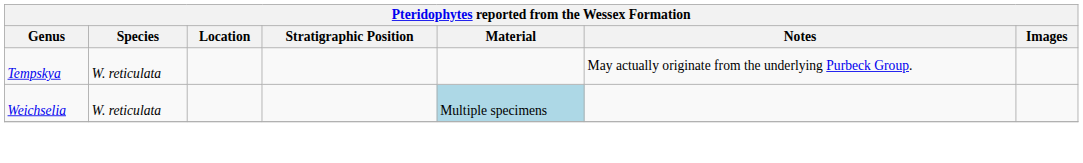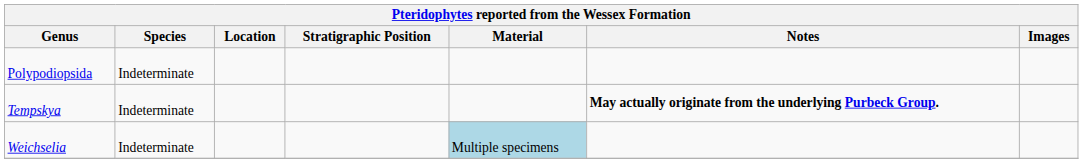+ row: (50, 73)
(126, 73) W. reticulata -> (156, 110) Indeterminate
(750, 66) normal -> (764, 102) bold
(126, 110) W. reticulata -> (156, 147) Indeterminate
